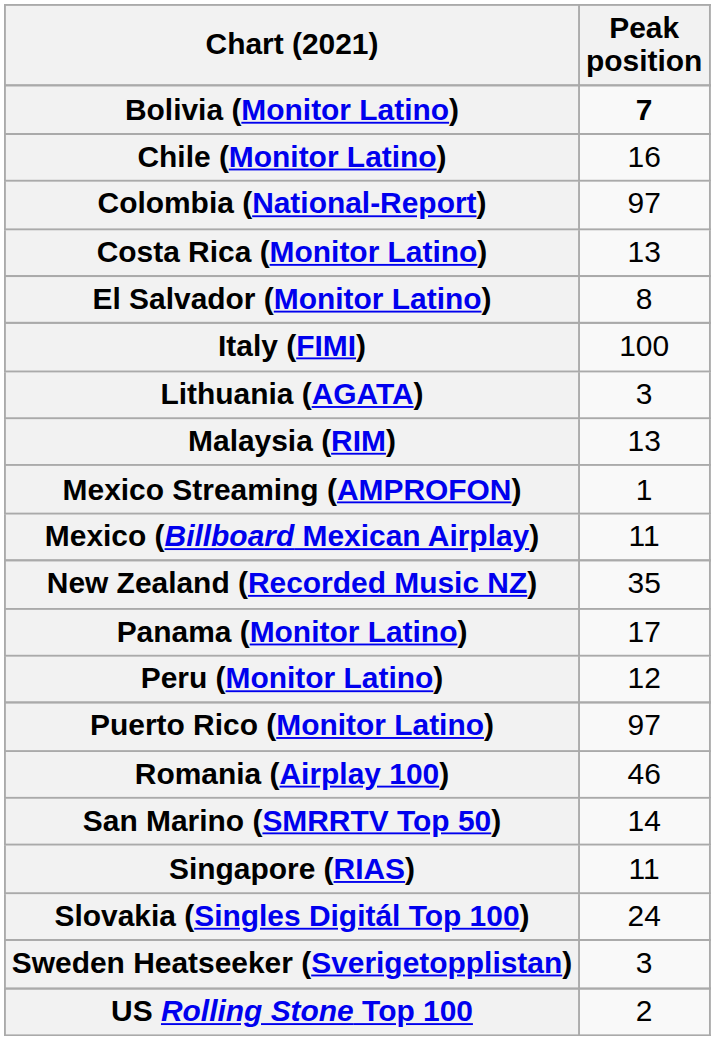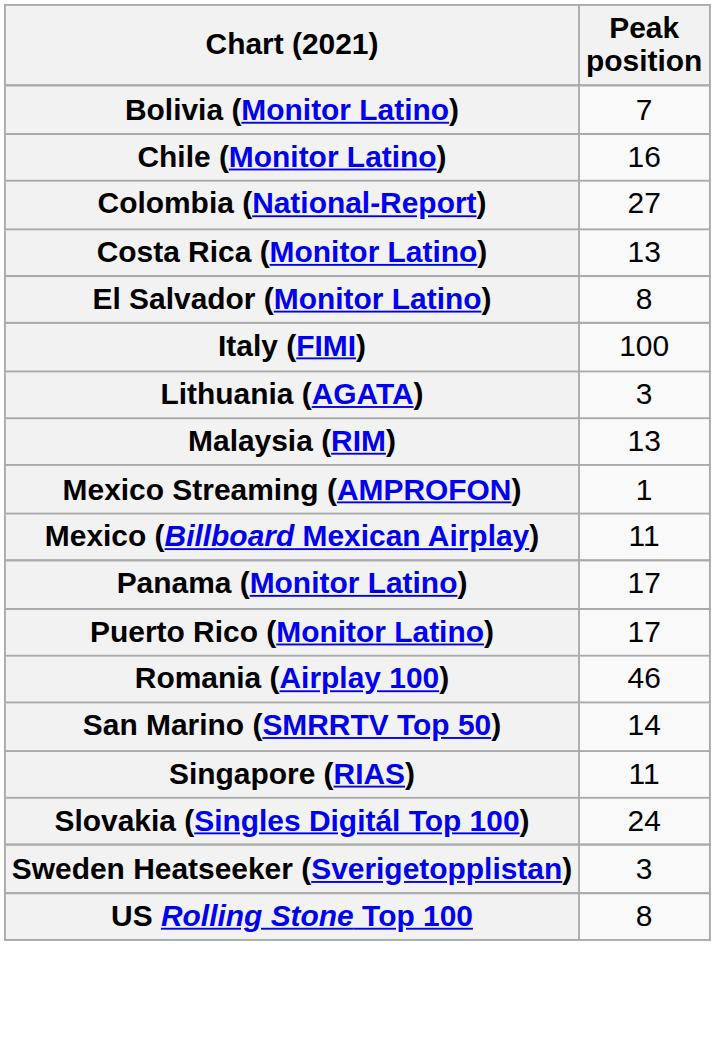(644, 109) bold -> (644, 109) normal
(644, 204) 97 -> (644, 204) 27
- row: (292, 583)
- row: (292, 678)
(644, 726) 97 -> (644, 631) 17
(644, 1010) 2 -> (644, 916) 8
